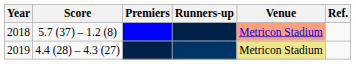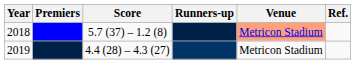columns swapped: (147, 13) <-> (78, 13)
(281, 50) khaki background -> (281, 50) no background
